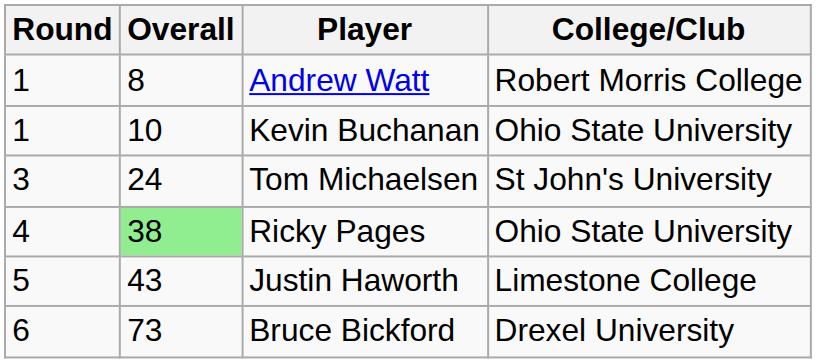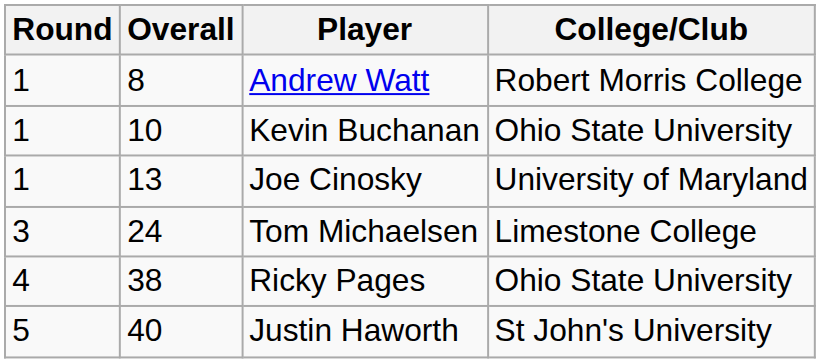+ row: (336, 180)
(633, 180) St John's University -> (626, 230) Limestone College
(145, 230) lightgreen background -> (145, 280) no background
(145, 280) 43 -> (145, 331) 40
(626, 280) Limestone College -> (633, 331) St John's University
- row: (352, 331)
